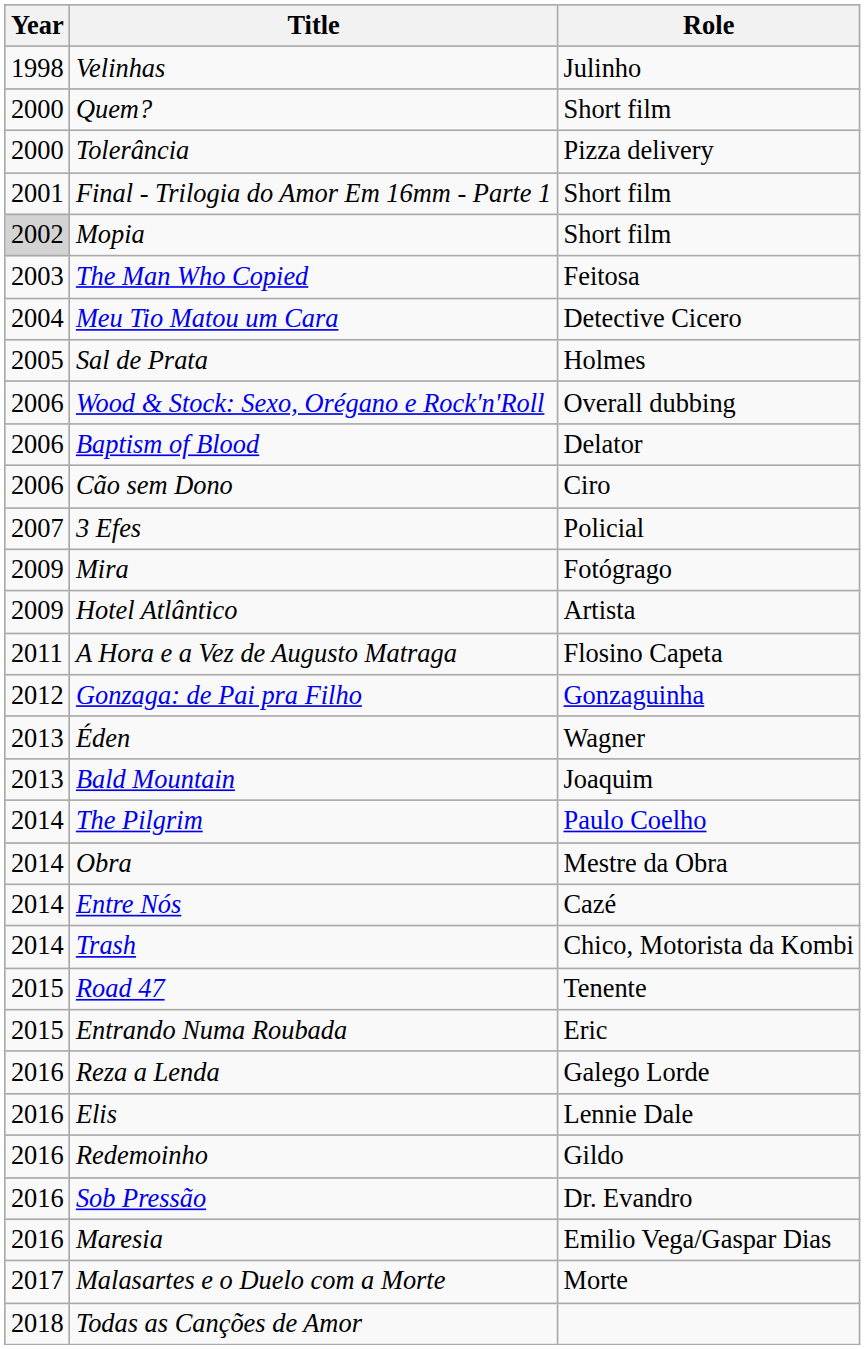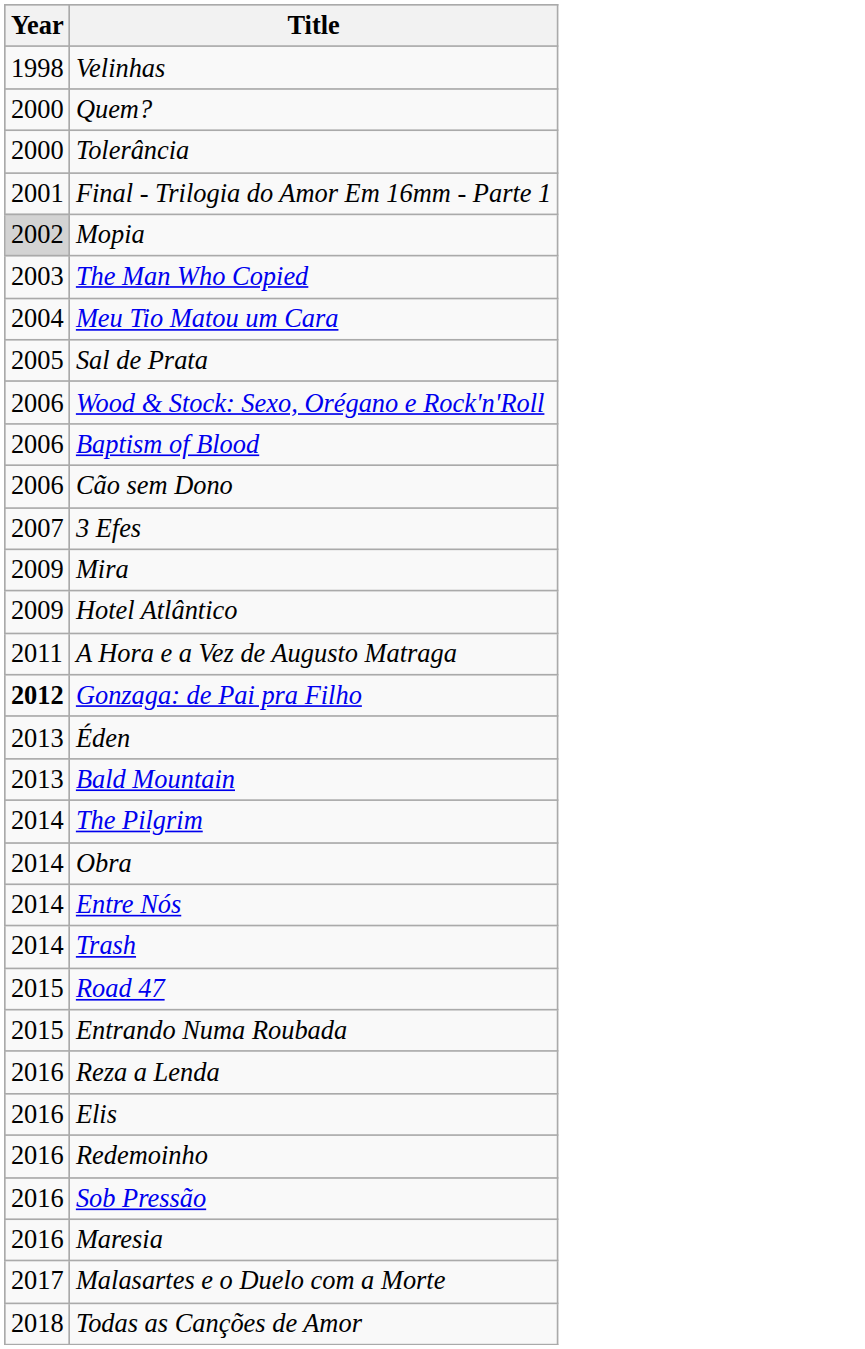- column: (709, 25)
(37, 695) normal -> (37, 695) bold
